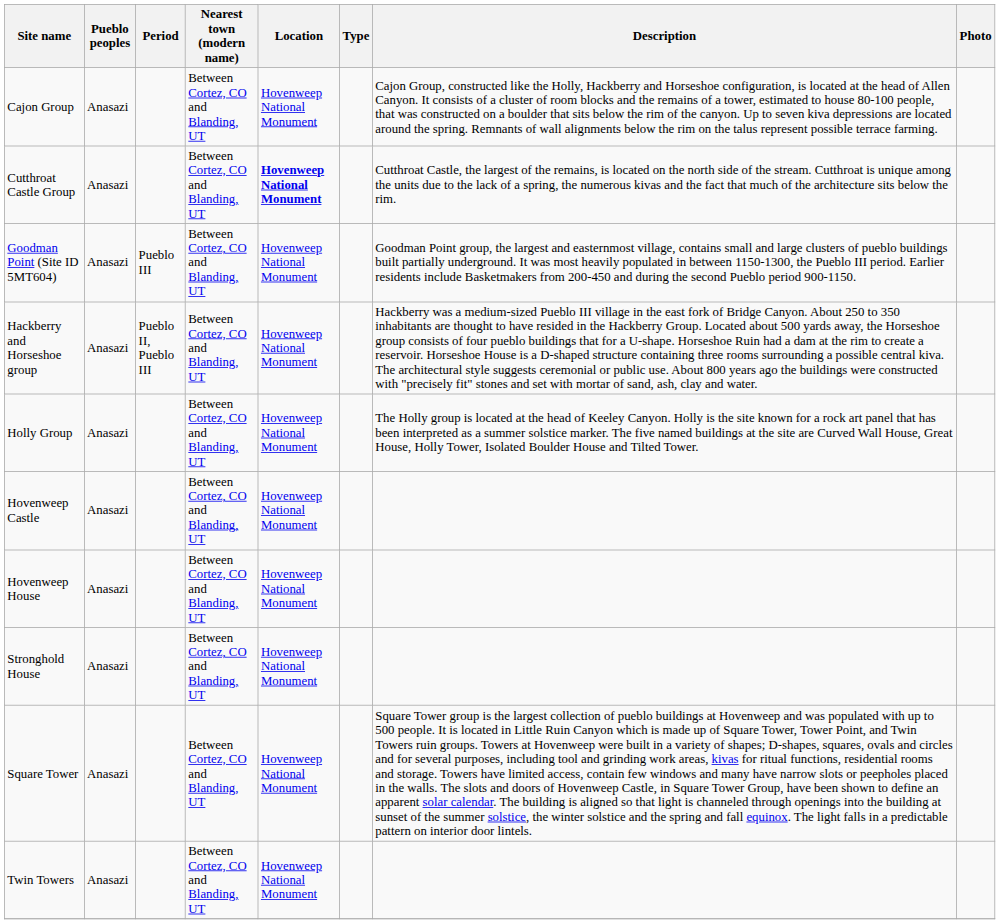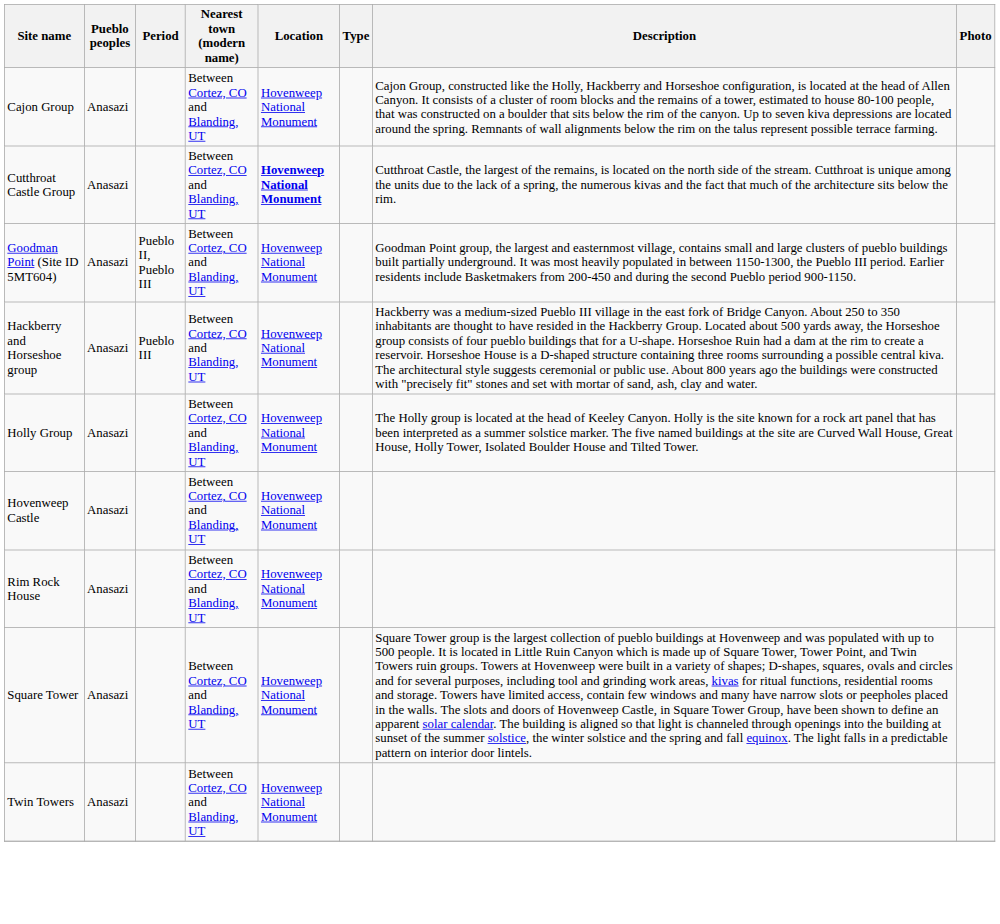(156, 262) Pueblo III -> (156, 262) Pueblo II, Pueblo III
(156, 347) Pueblo II, Pueblo III -> (156, 347) Pueblo III
- row: (38, 588)
+ row: (33, 588)
- row: (36, 666)
